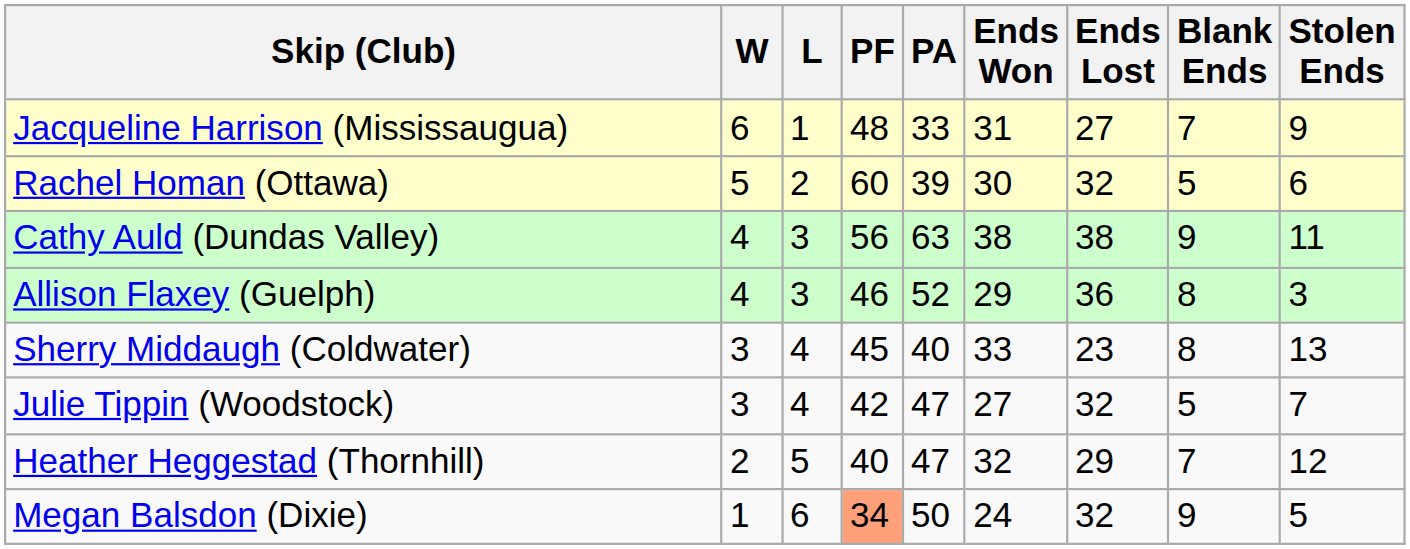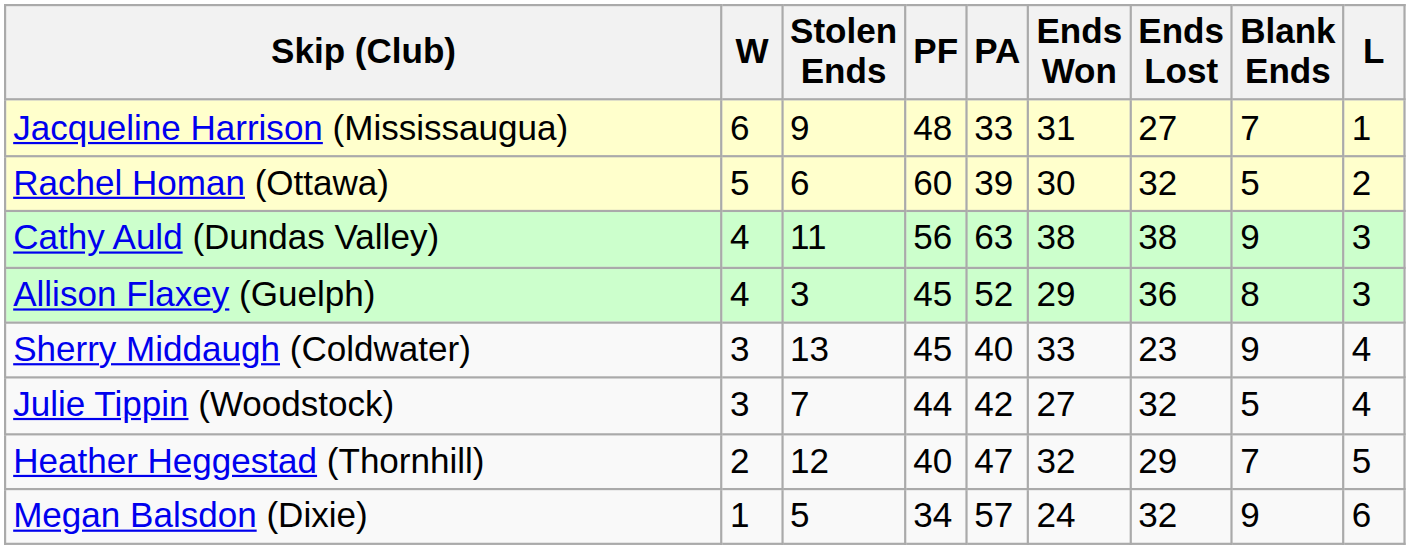columns swapped: (812, 51) <-> (1342, 51)
(870, 293) 46 -> (933, 293) 45
(1187, 349) 8 -> (1250, 349) 9
(870, 405) 42 -> (933, 405) 44
(930, 405) 47 -> (994, 405) 42
(870, 516) lightsalmon background -> (933, 516) no background
(930, 516) 50 -> (994, 516) 57
